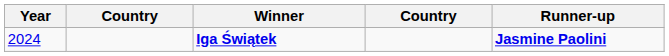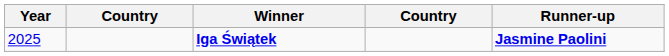(24, 39) 2024 -> (24, 39) 2025
